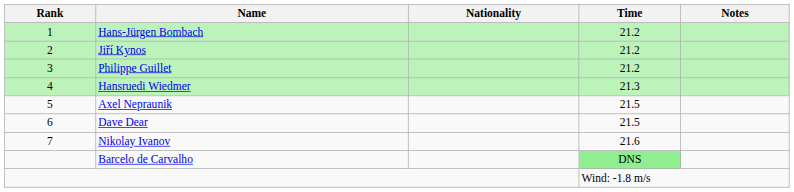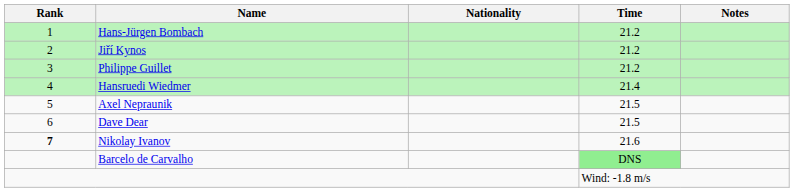(630, 86) 21.3 -> (630, 86) 21.4
(50, 141) normal -> (50, 141) bold
